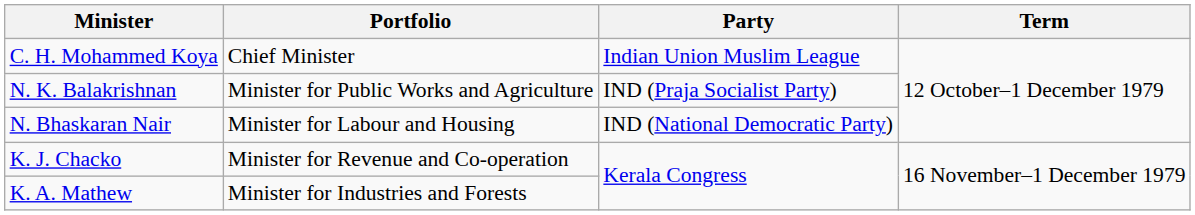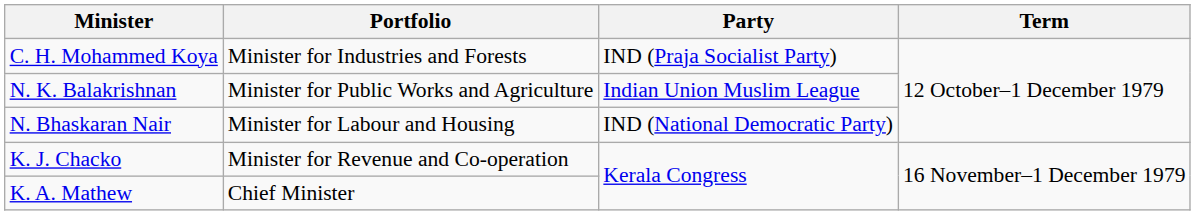(291, 55) Chief Minister -> (377, 55) Minister for Industries and Forests
(731, 55) Indian Union Muslim League -> (720, 55) IND (Praja Socialist Party)
(720, 90) IND (Praja Socialist Party) -> (731, 90) Indian Union Muslim League
(377, 192) Minister for Industries and Forests -> (291, 192) Chief Minister
